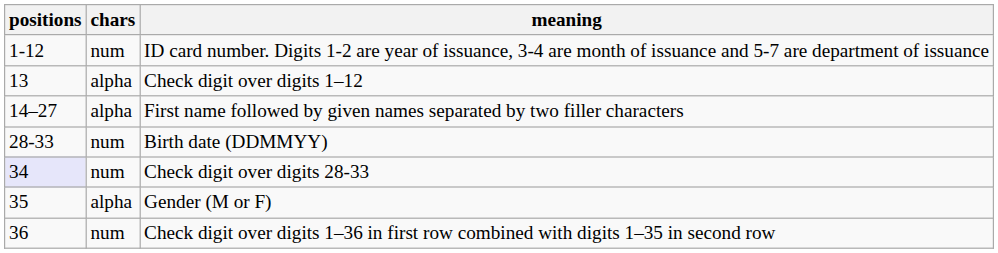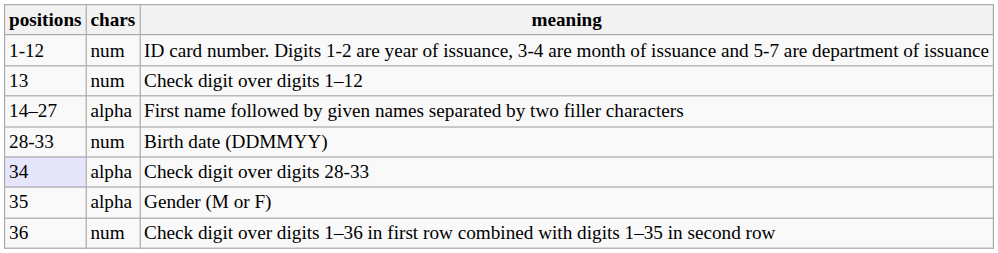(111, 80) alpha -> (108, 80) num
(108, 171) num -> (111, 171) alpha
